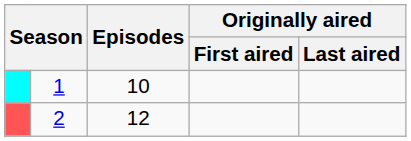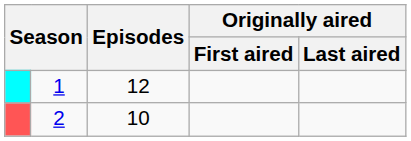(138, 86) 10 -> (138, 86) 12
(138, 119) 12 -> (138, 119) 10
